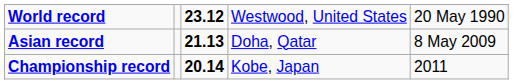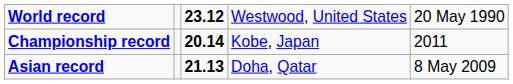rows swapped: (56, 41) <-> (89, 66)
